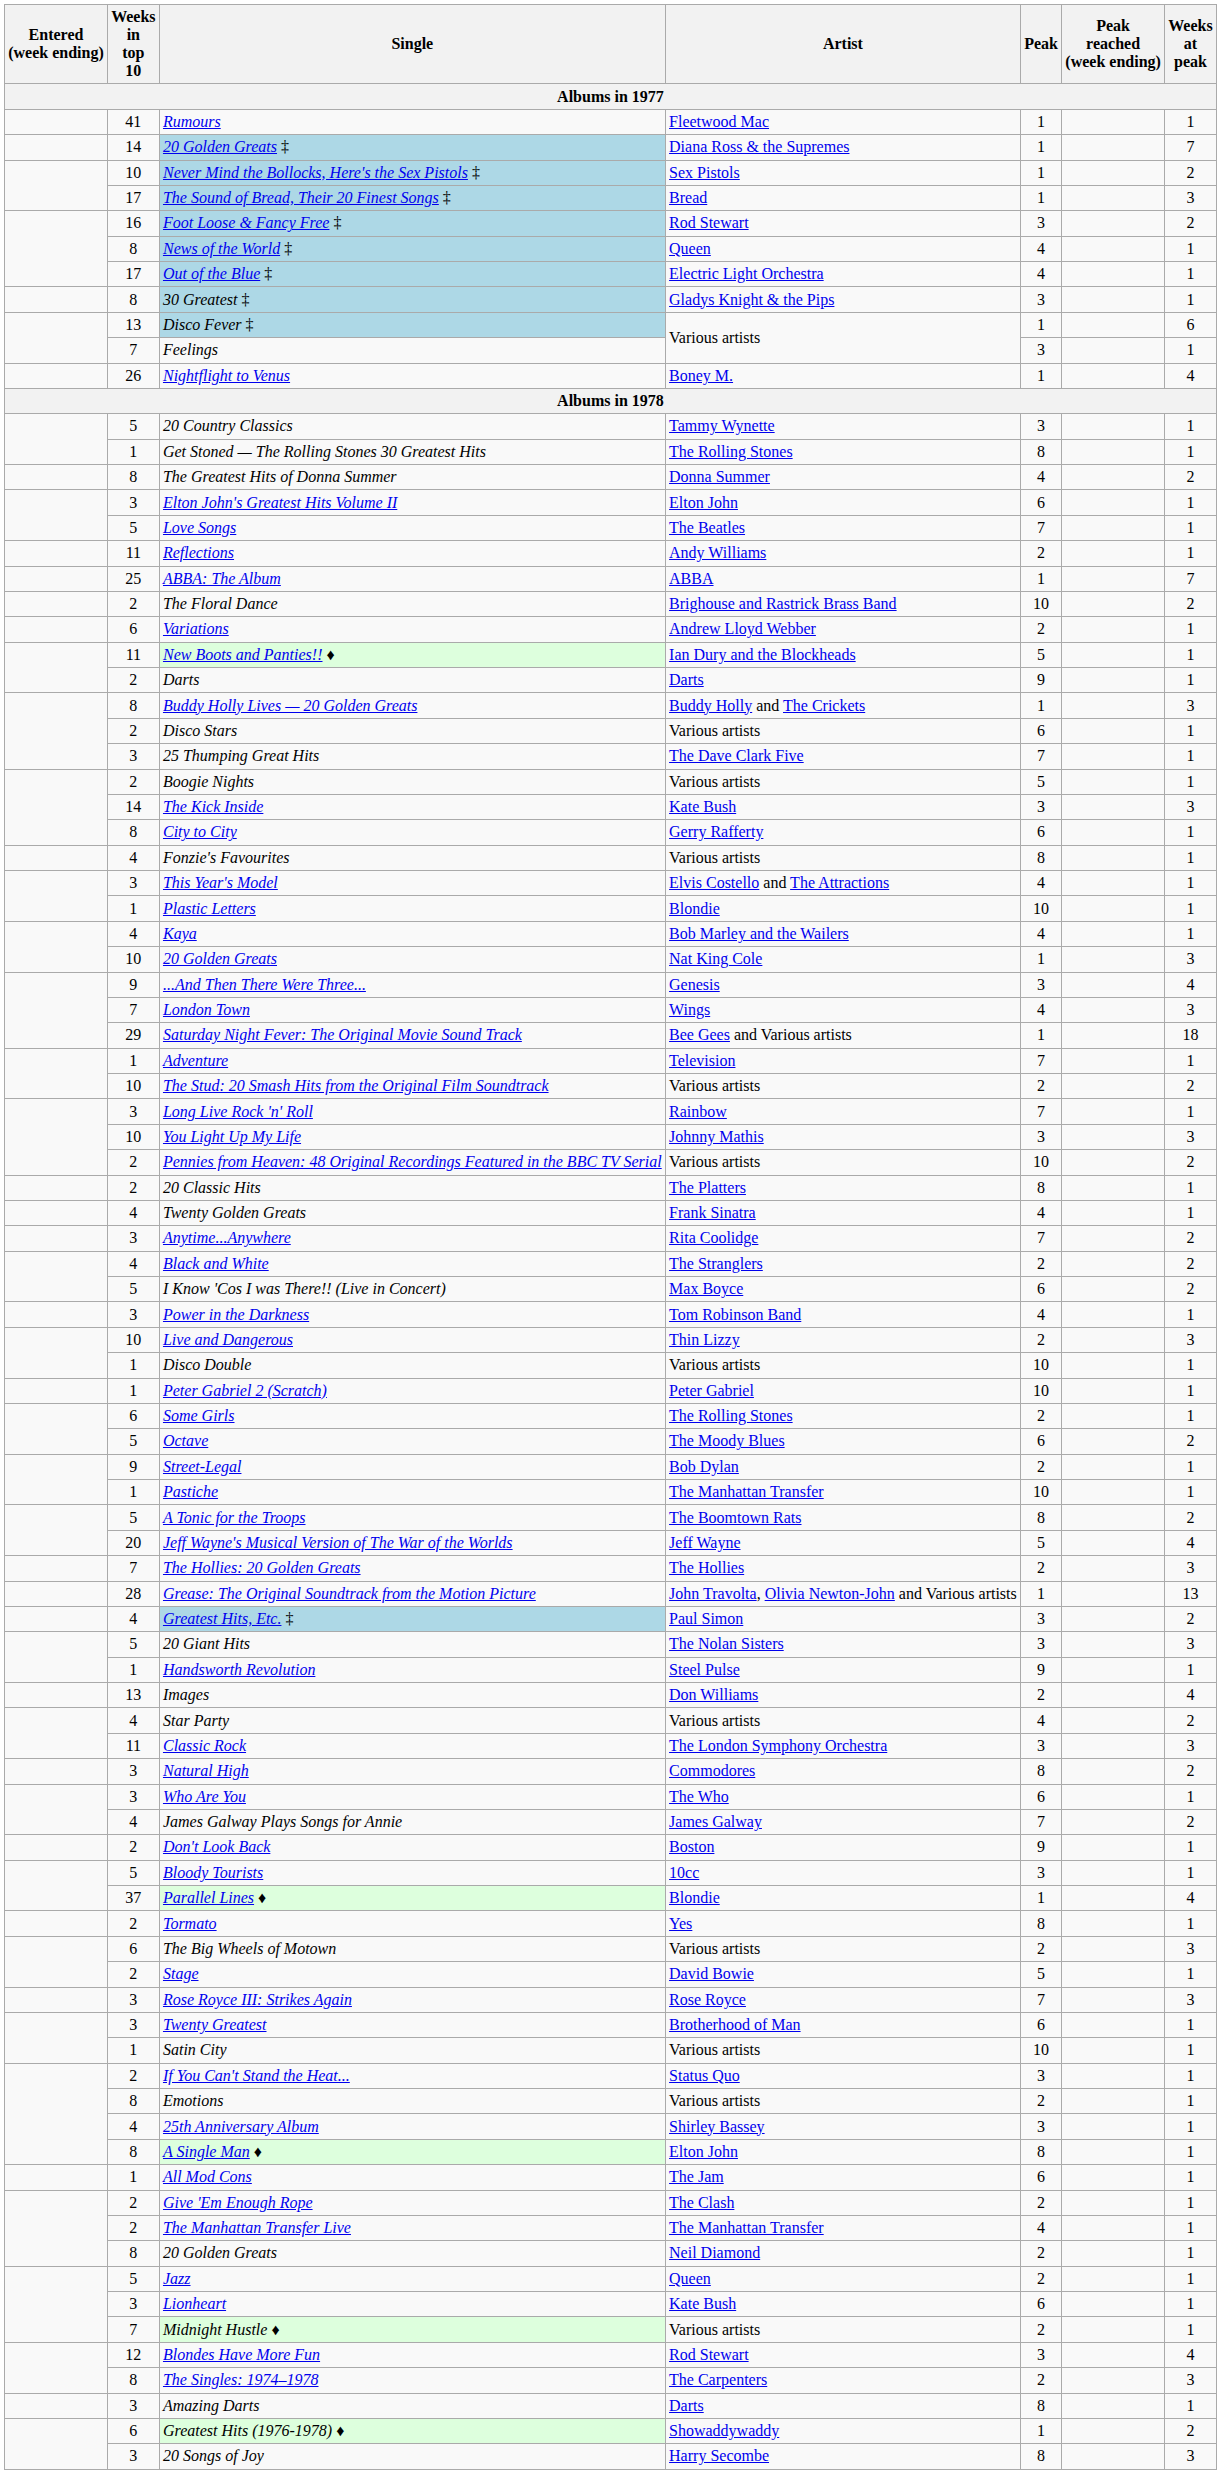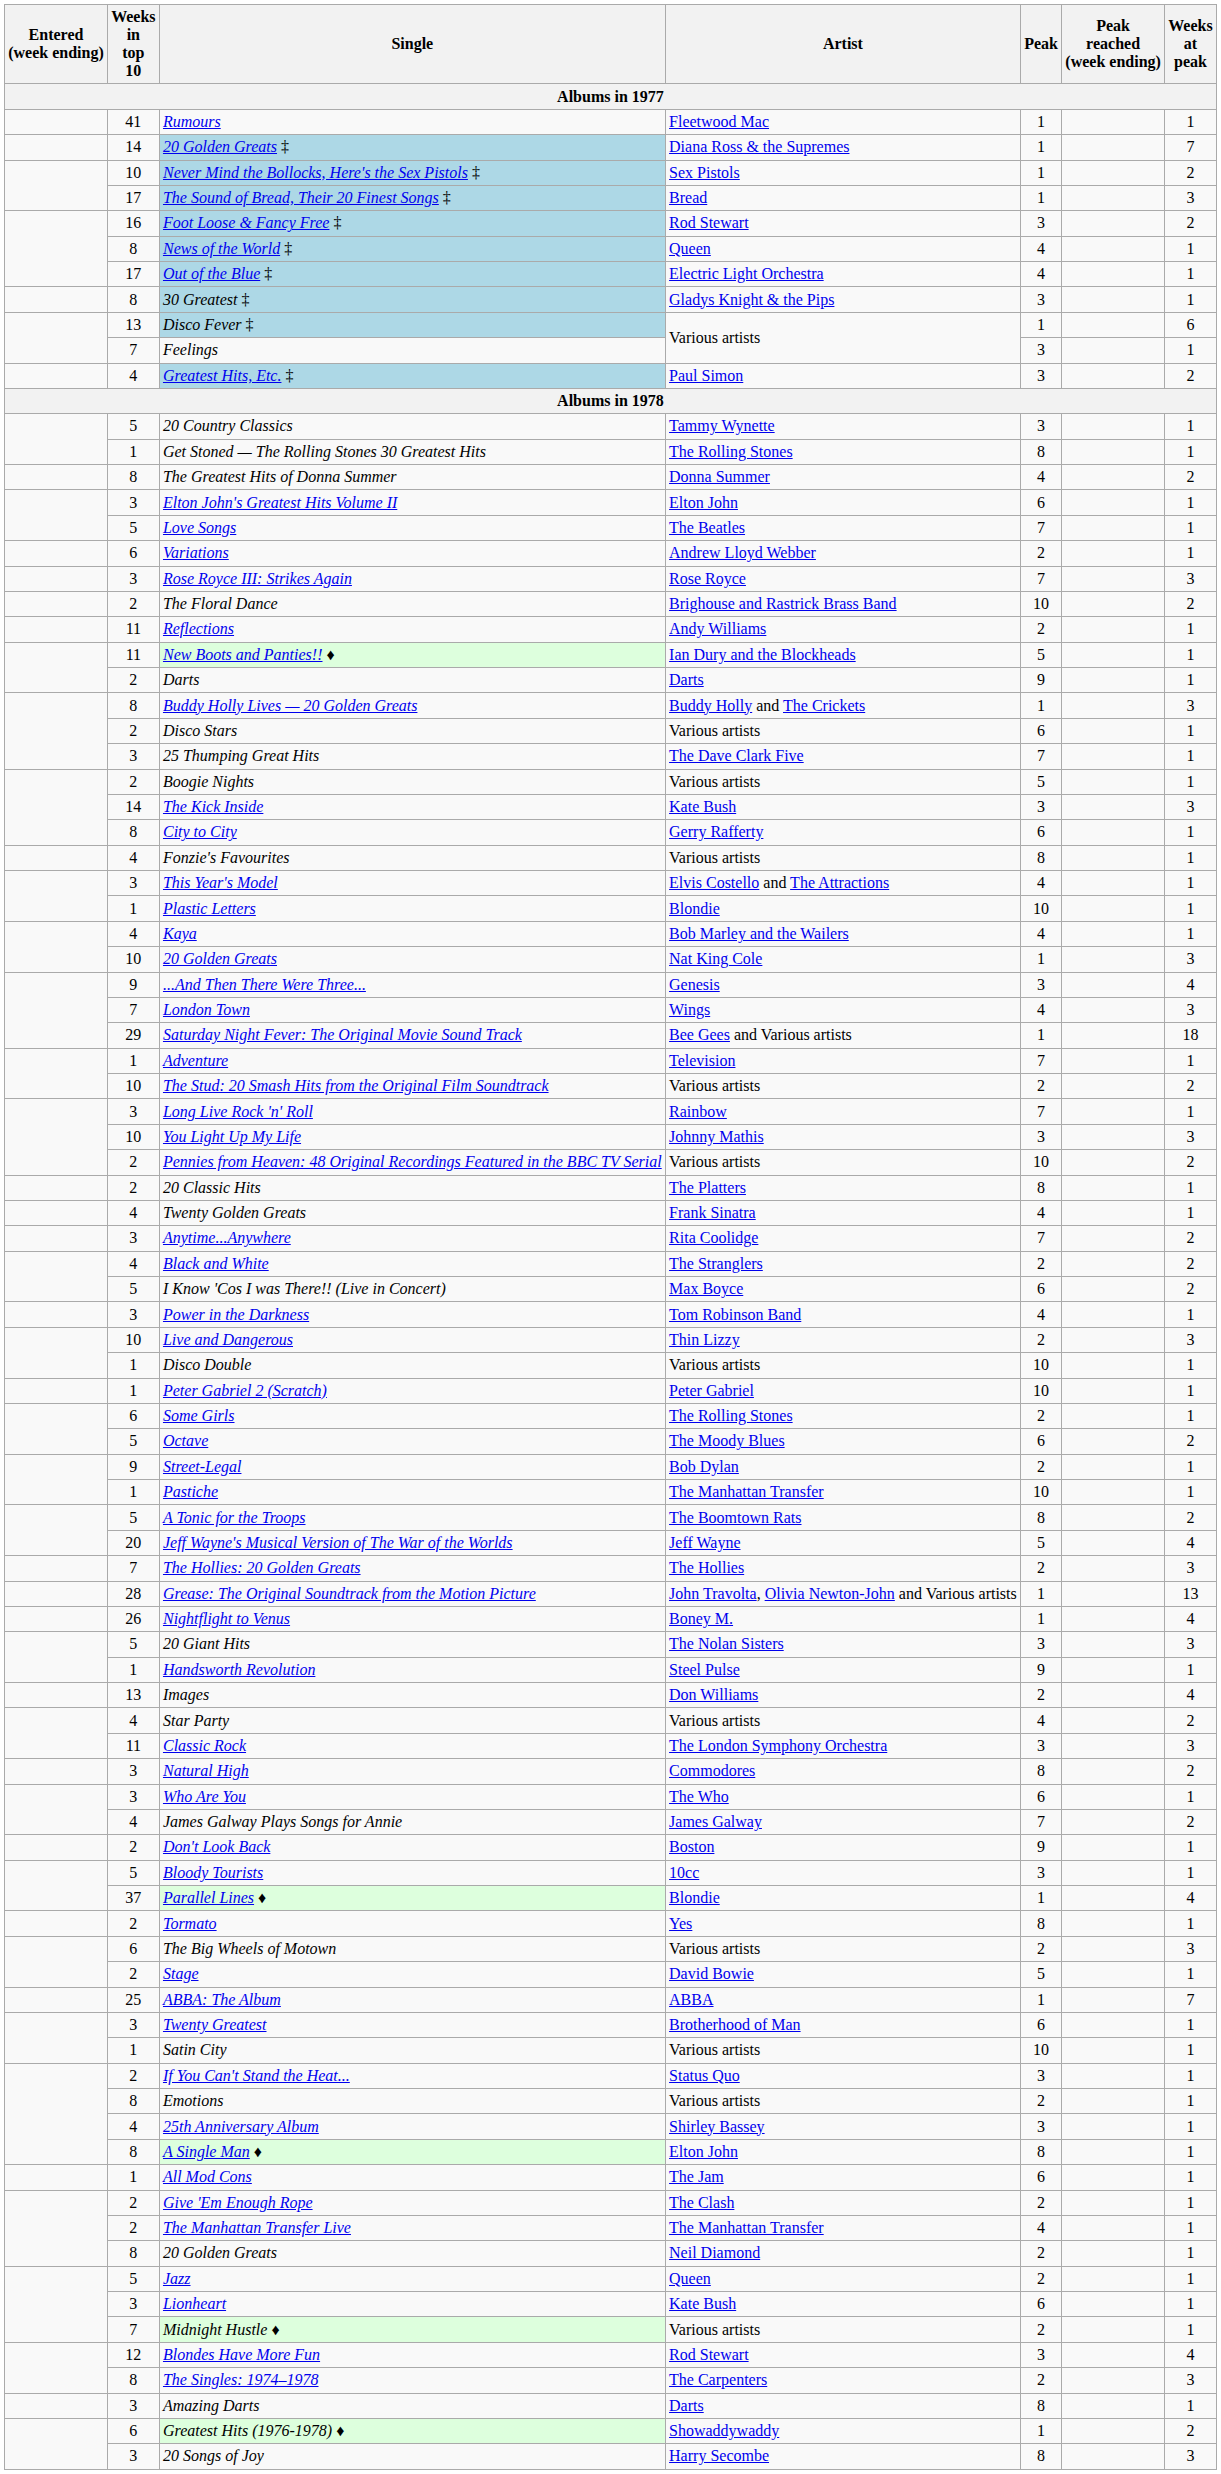rows swapped: (228, 1619) <-> (227, 375)
rows swapped: (198, 553) <-> (196, 629)
rows swapped: (222, 578) <-> (257, 1999)
